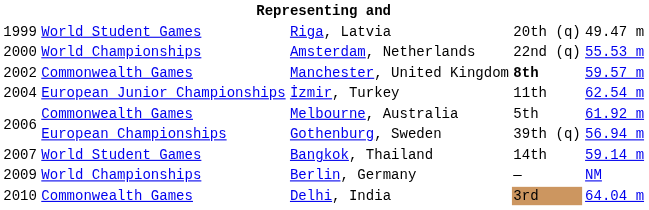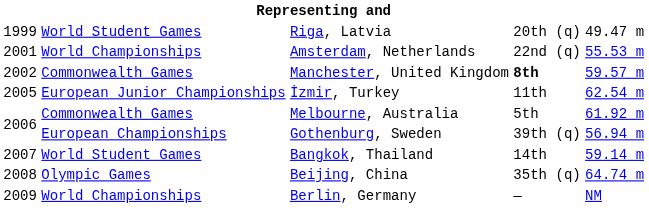(20, 52) 2000 -> (20, 52) 2001
(20, 93) 2004 -> (20, 93) 2005
+ row: (349, 176)
- row: (341, 196)
